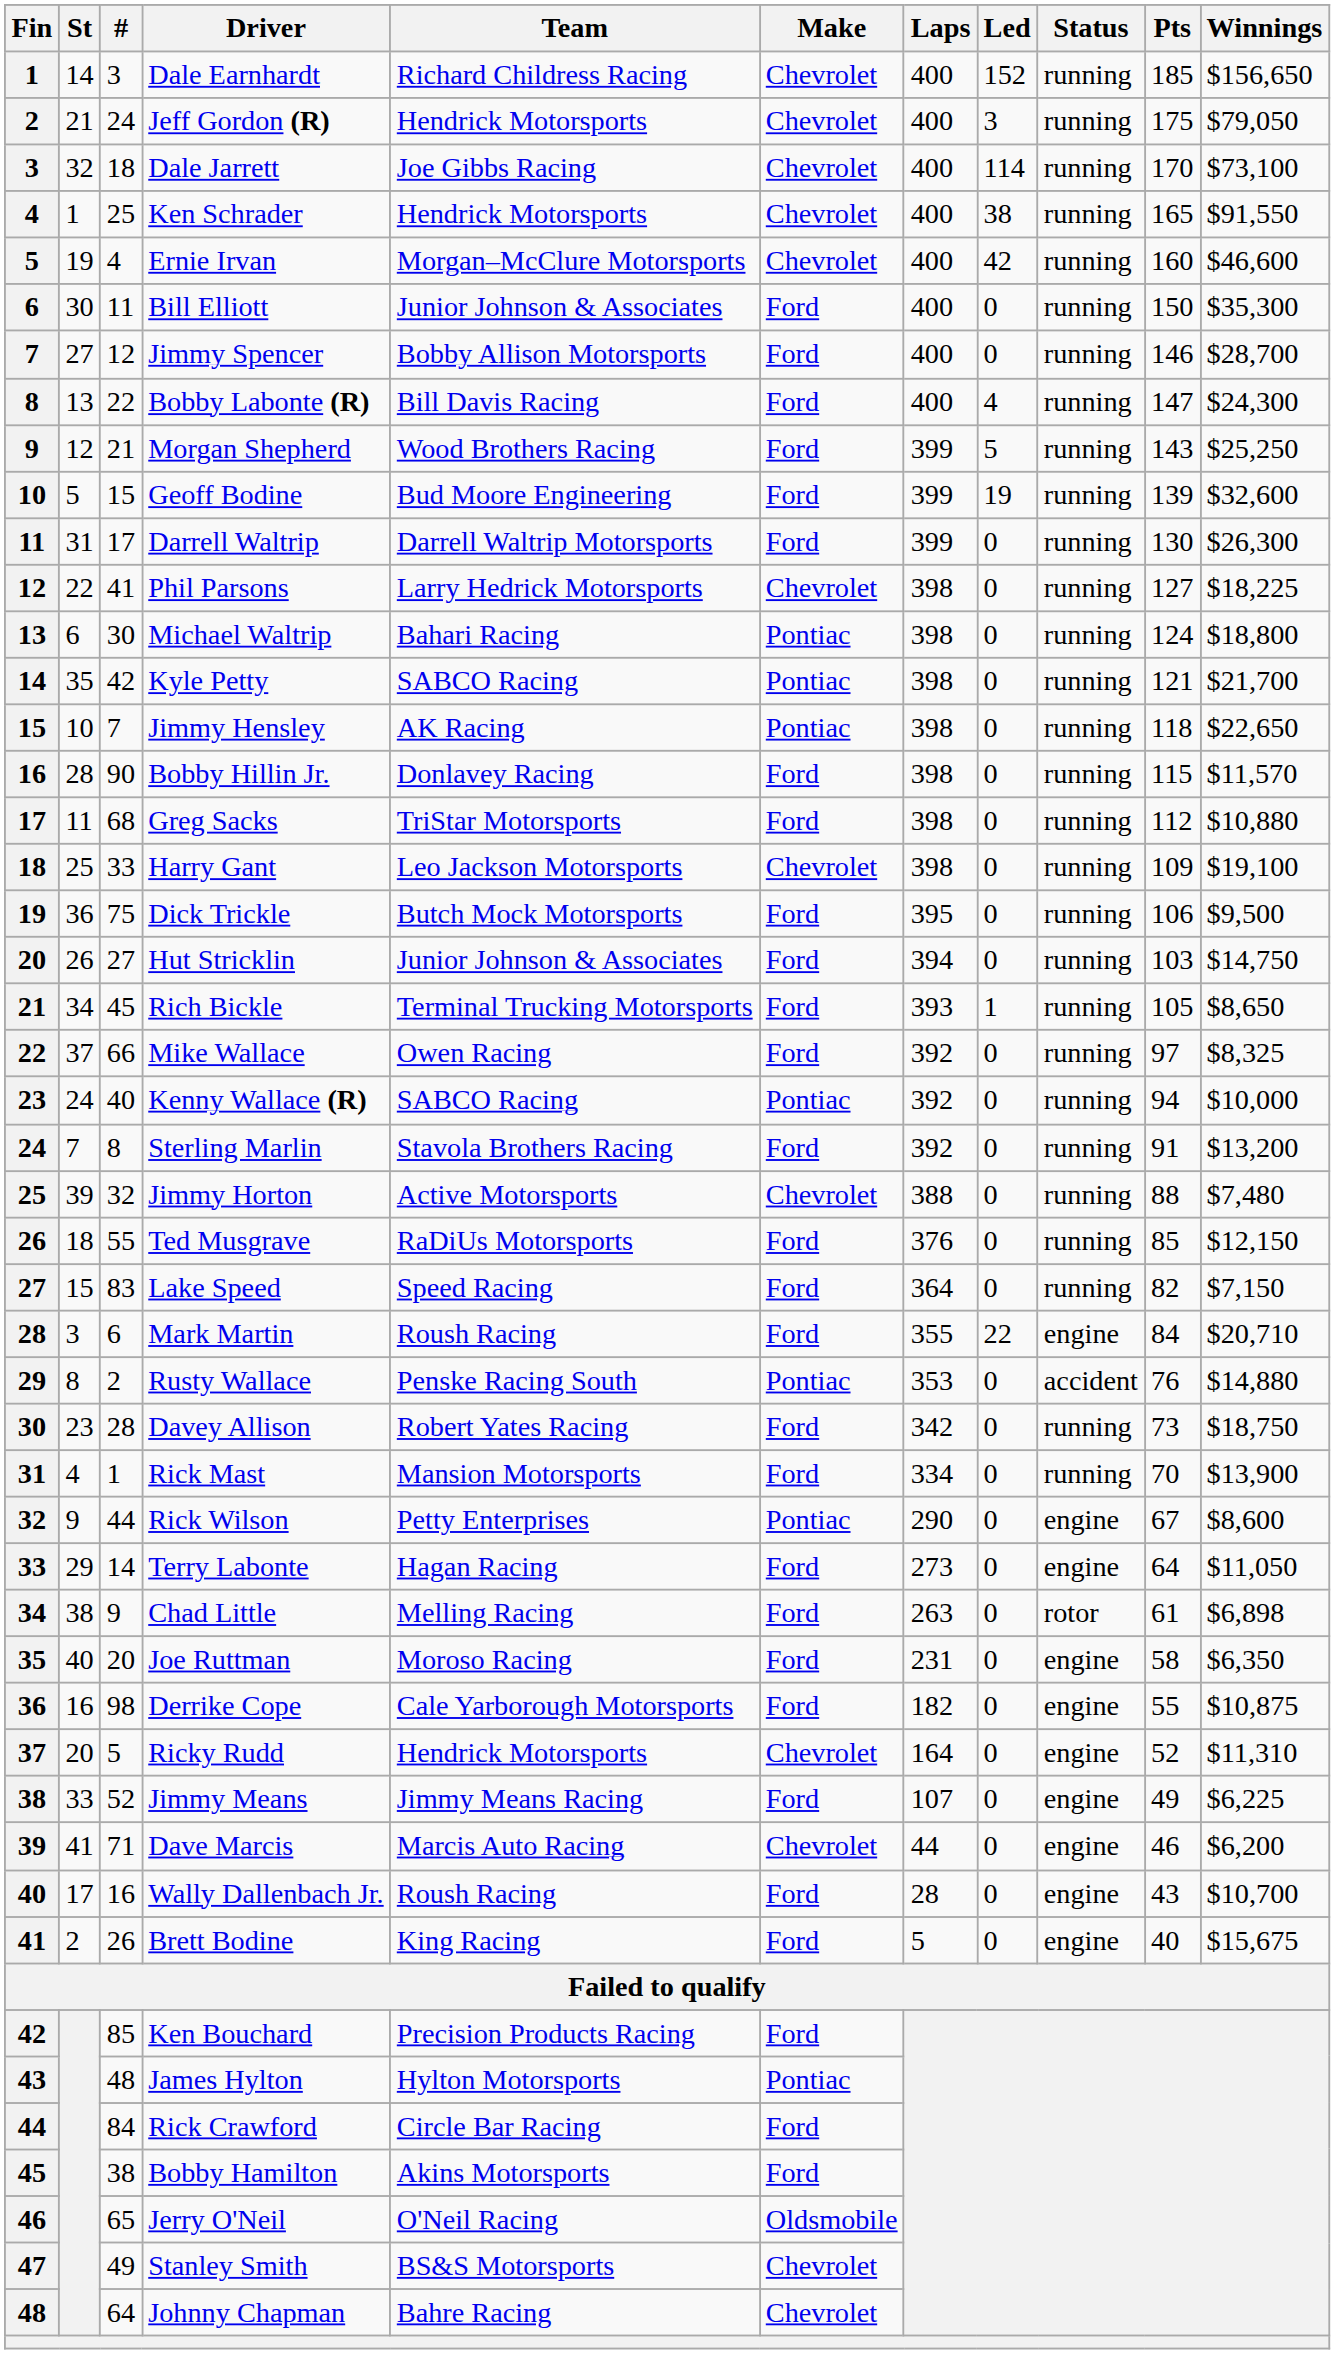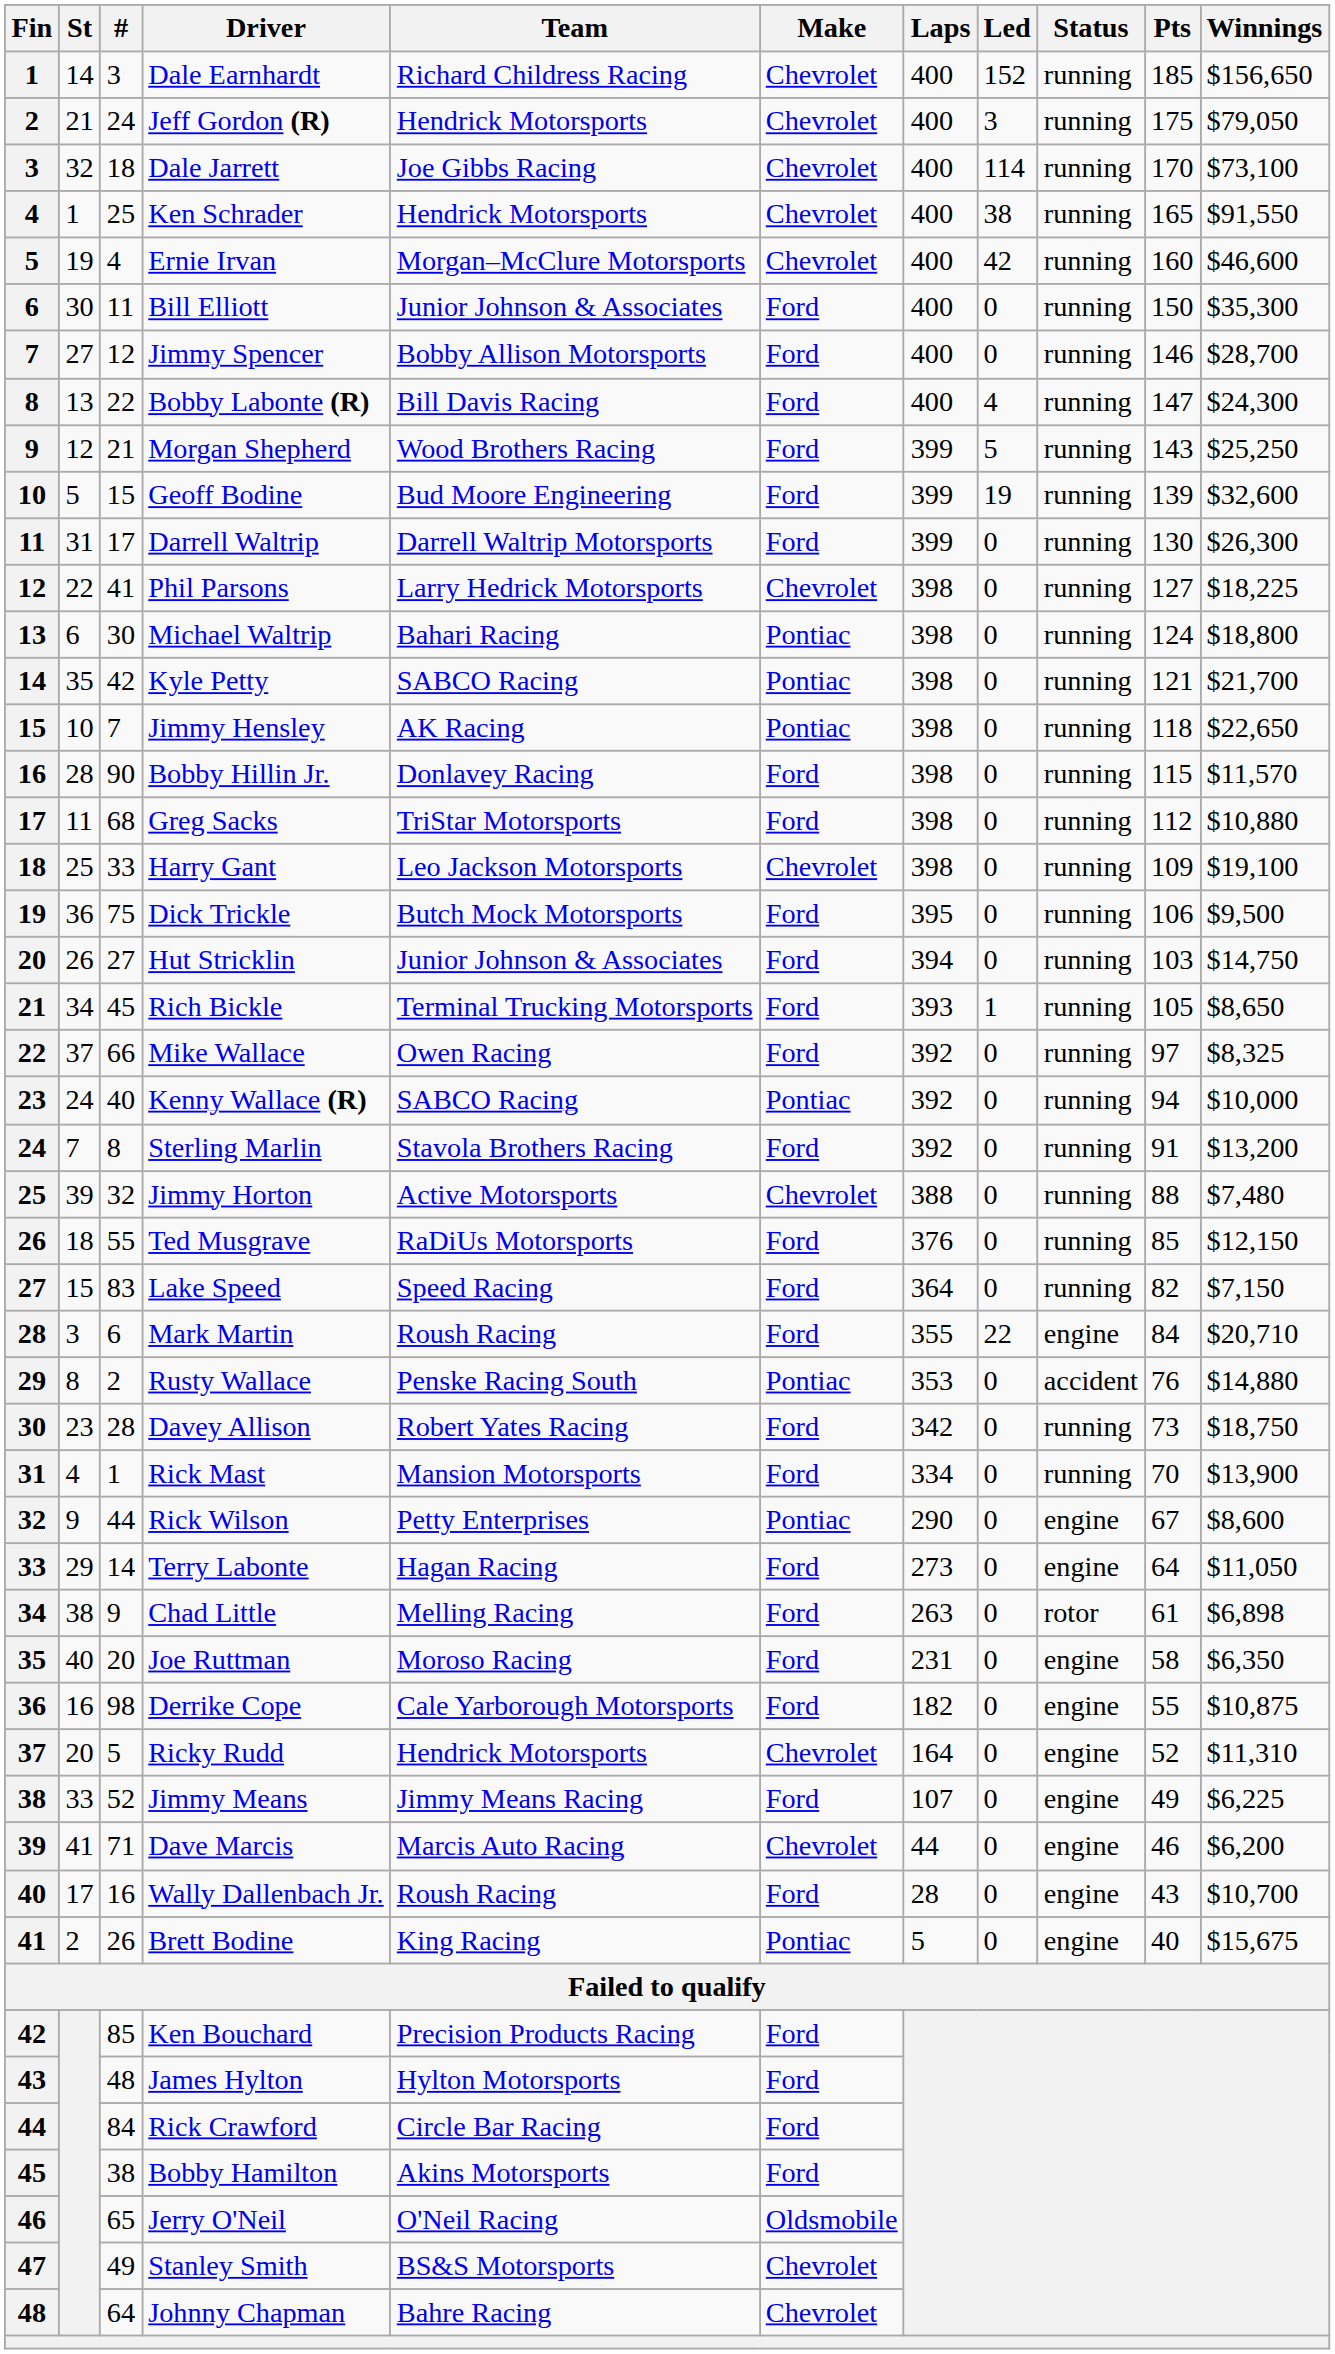(792, 1939) Ford -> (808, 1939) Pontiac
(808, 2079) Pontiac -> (792, 2079) Ford
